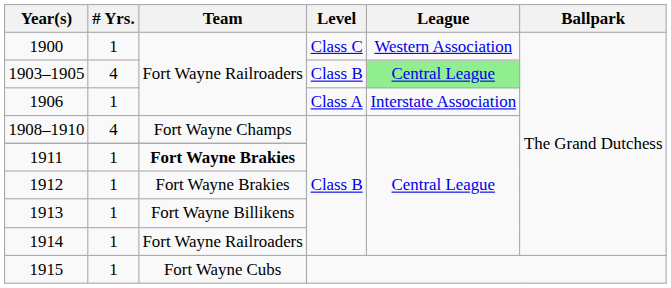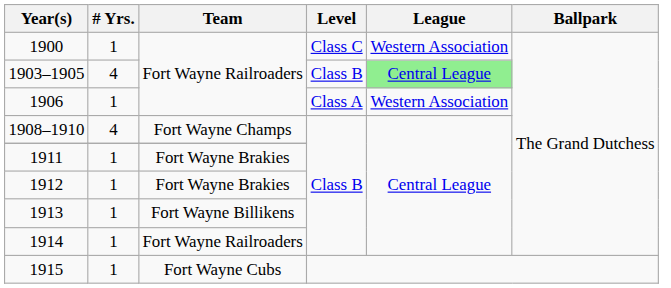(443, 102) Interstate Association -> (439, 102) Western Association
(223, 157) bold -> (223, 157) normal
